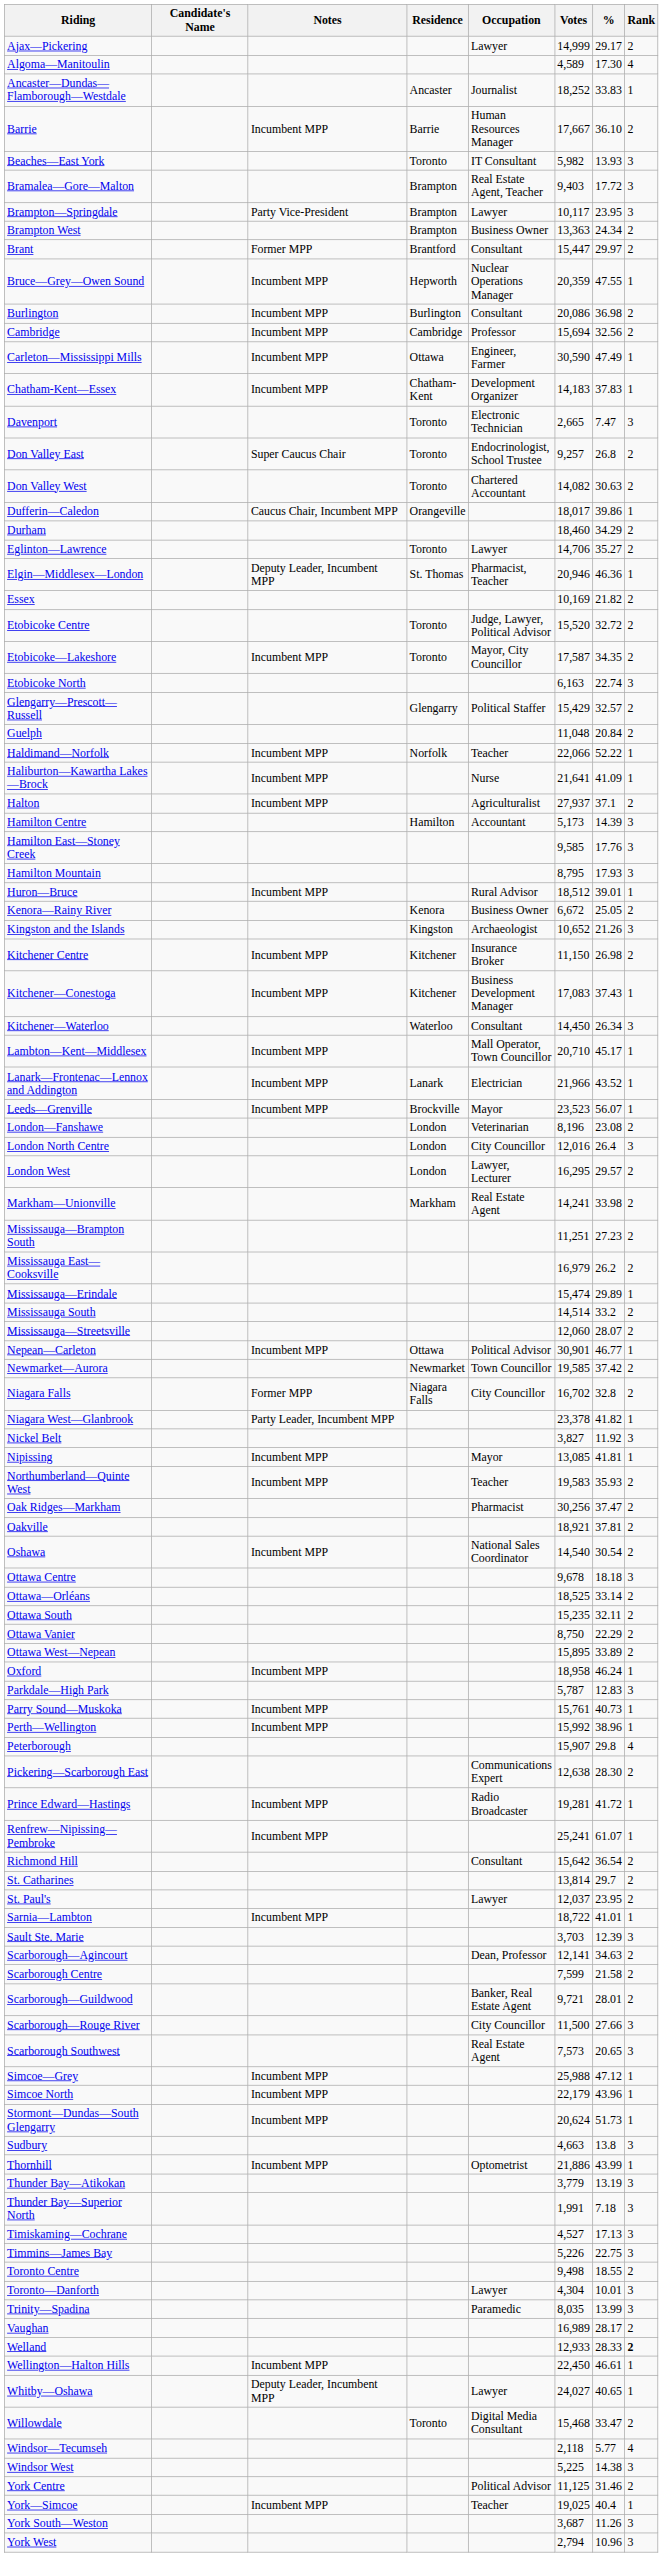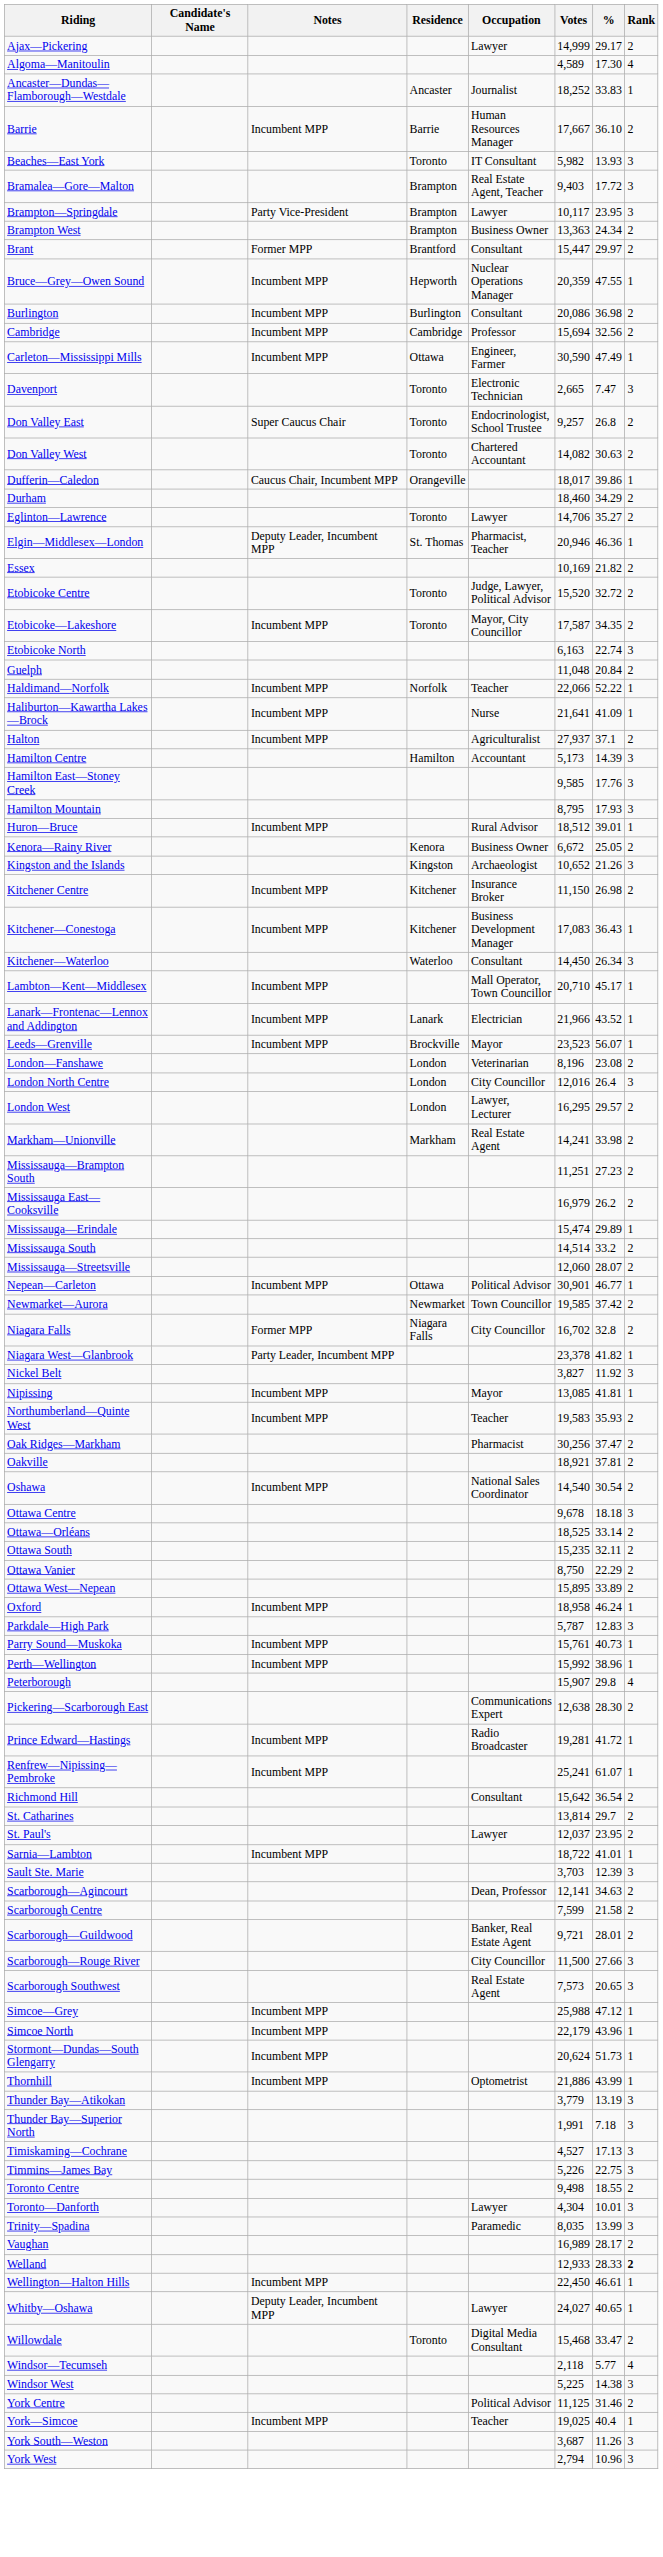- row: (62, 389)
- row: (62, 708)
(609, 993) 37.43 -> (609, 929) 36.43
- row: (27, 2145)
